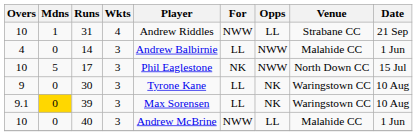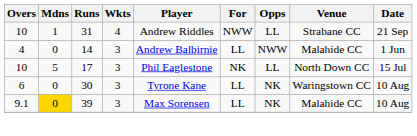(273, 67) NWW -> (273, 67) LL
(21, 85) 9 -> (21, 85) 6
(332, 103) Waringstown CC -> (332, 103) Malahide CC
- row: (87, 121)
